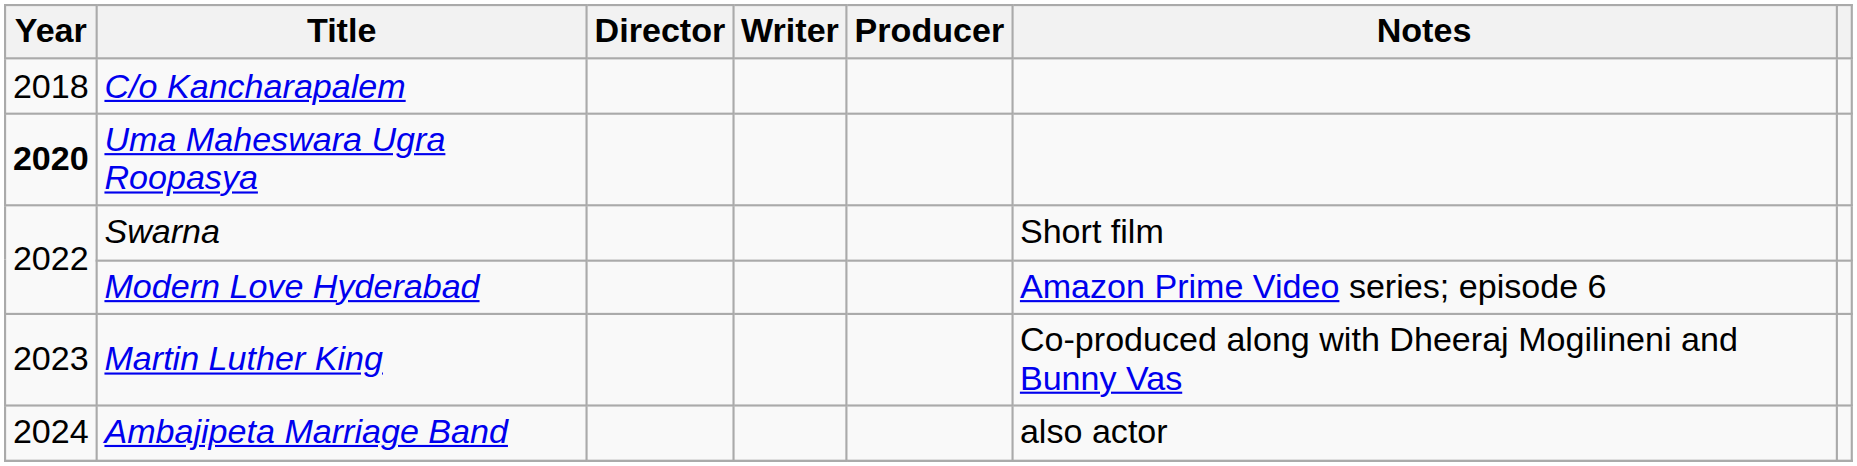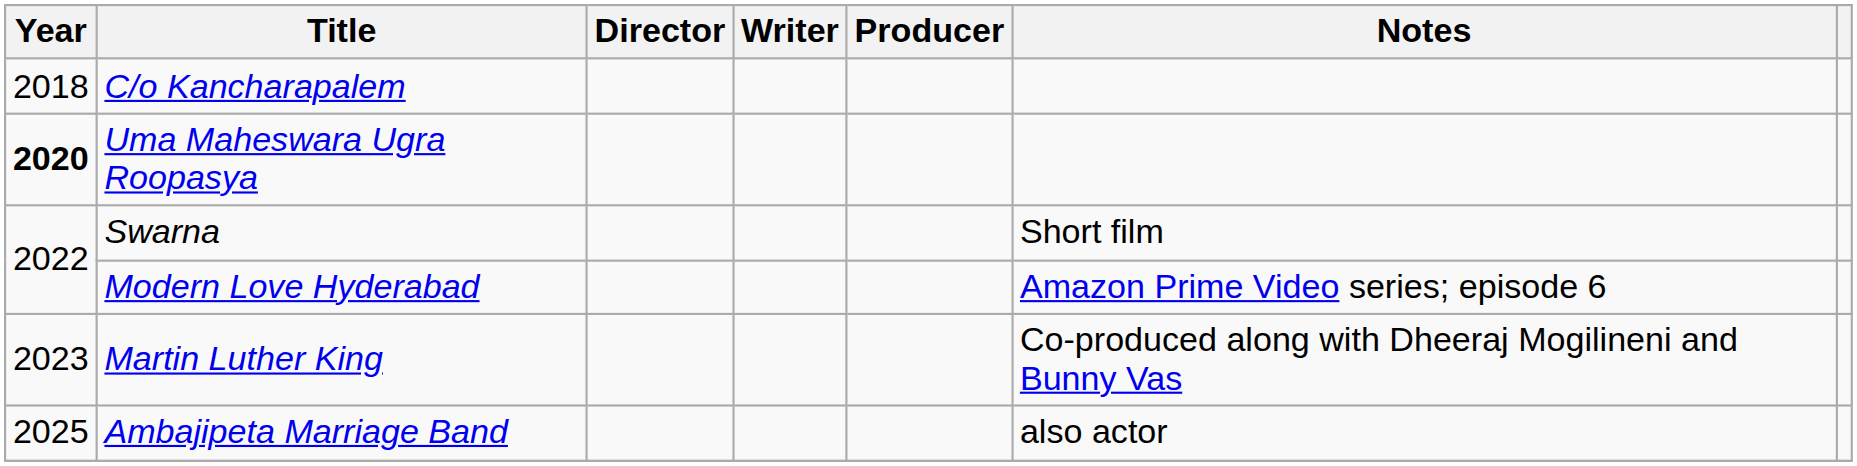(51, 432) 2024 -> (51, 432) 2025
